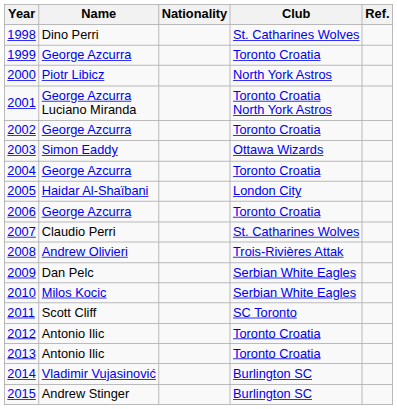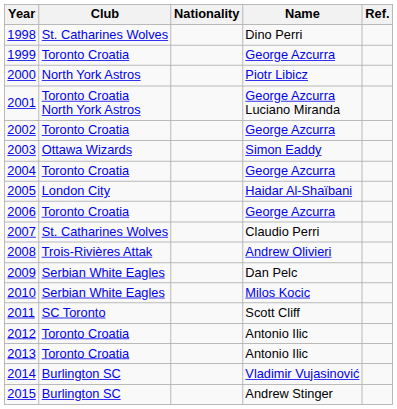columns swapped: (99, 14) <-> (296, 14)
